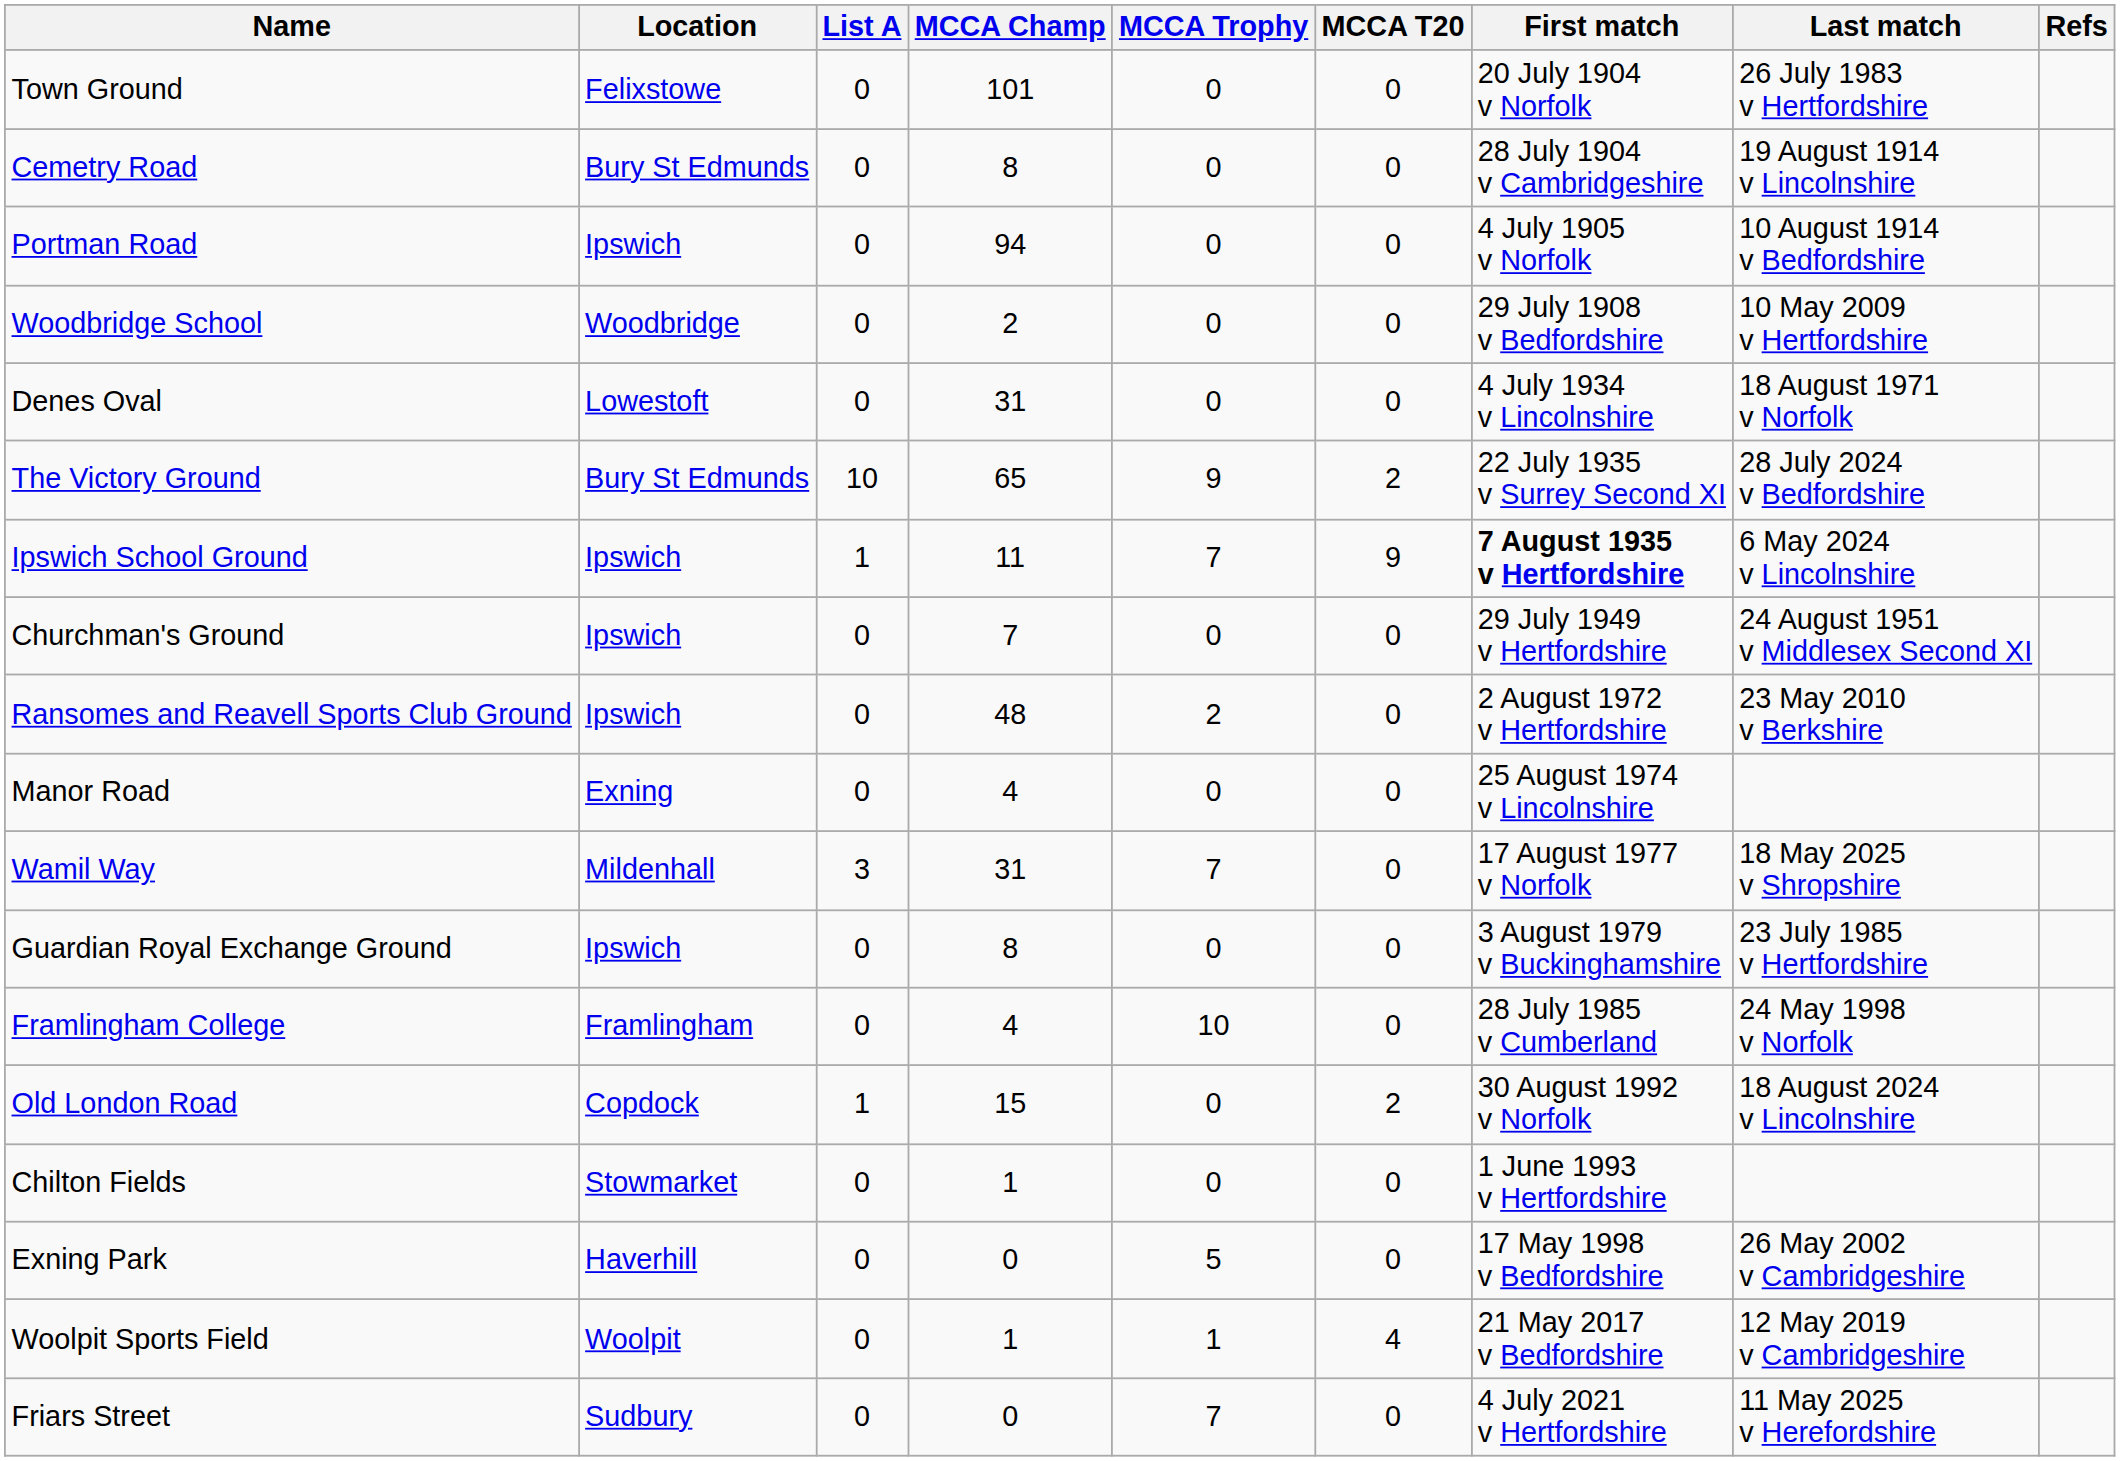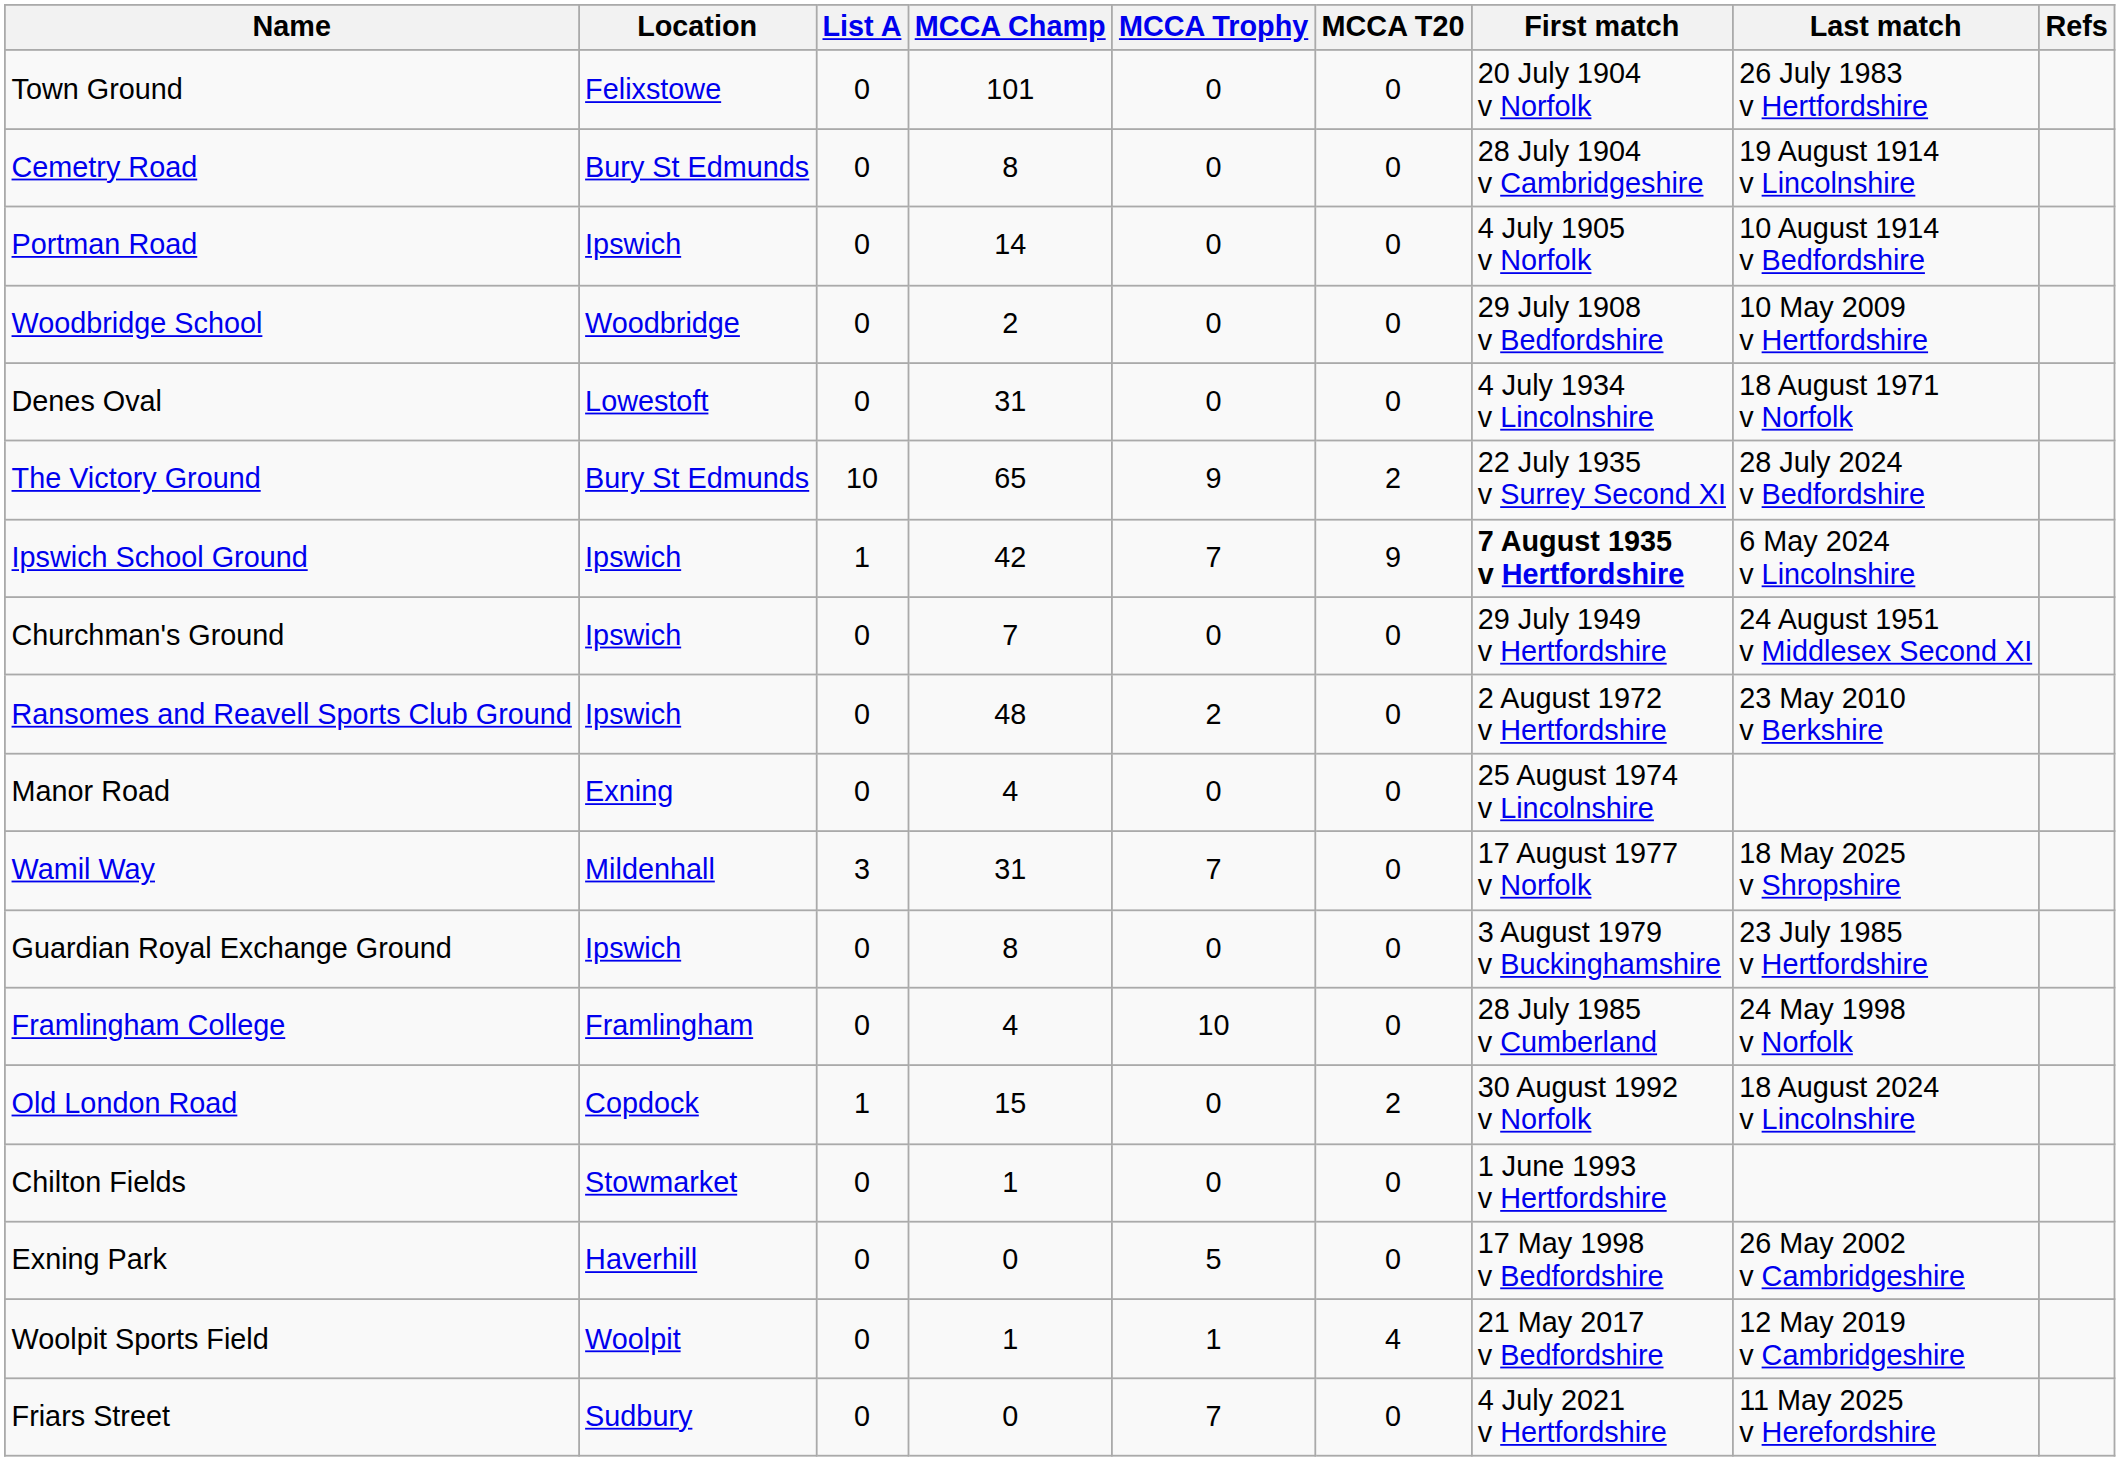(1010, 245) 94 -> (1010, 245) 14
(1010, 557) 11 -> (1010, 557) 42
